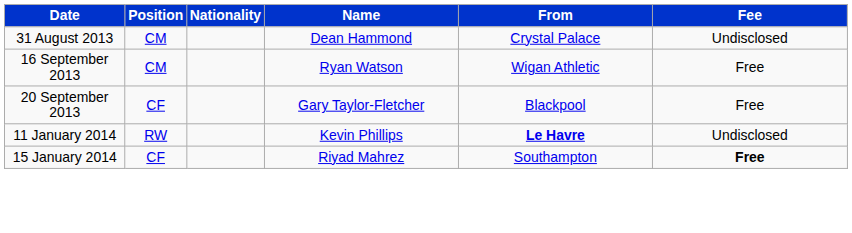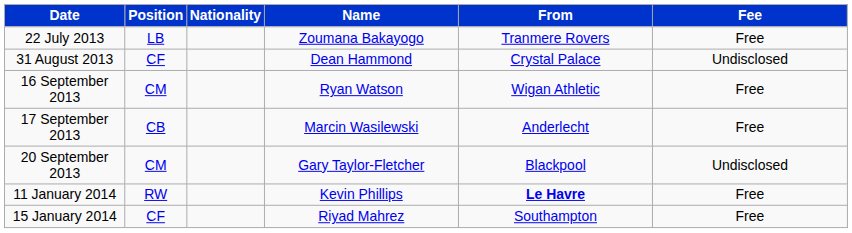+ row: (65, 38)
(156, 38) CM -> (156, 60) CF
+ row: (65, 127)
(156, 105) CF -> (156, 165) CM
(750, 105) Free -> (750, 165) Undisclosed
(750, 135) Undisclosed -> (750, 195) Free
(750, 157) bold -> (750, 217) normal
